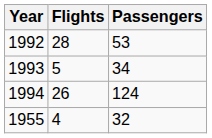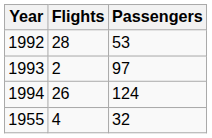(56, 68) 5 -> (56, 68) 2
(121, 68) 34 -> (121, 68) 97
